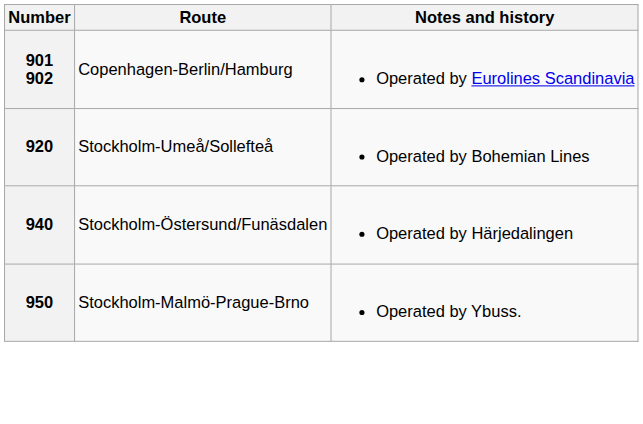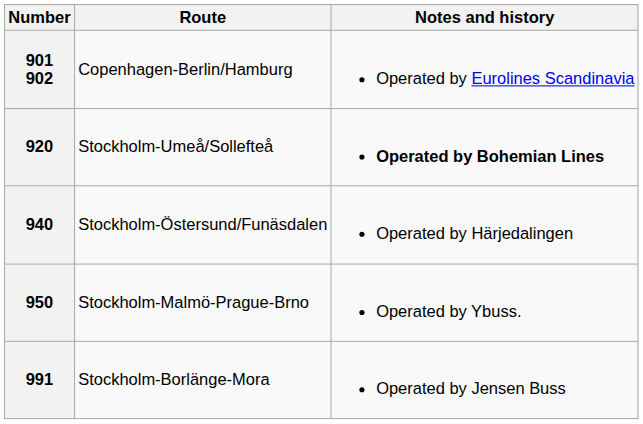(485, 156) normal -> (485, 156) bold
+ row: (39, 379)
